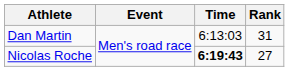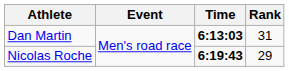(220, 36) normal -> (220, 36) bold
(265, 57) 27 -> (265, 57) 29
